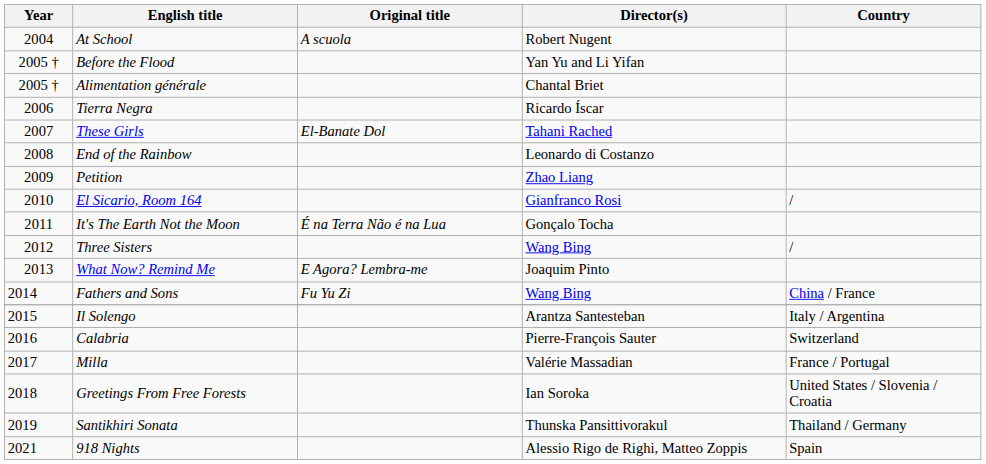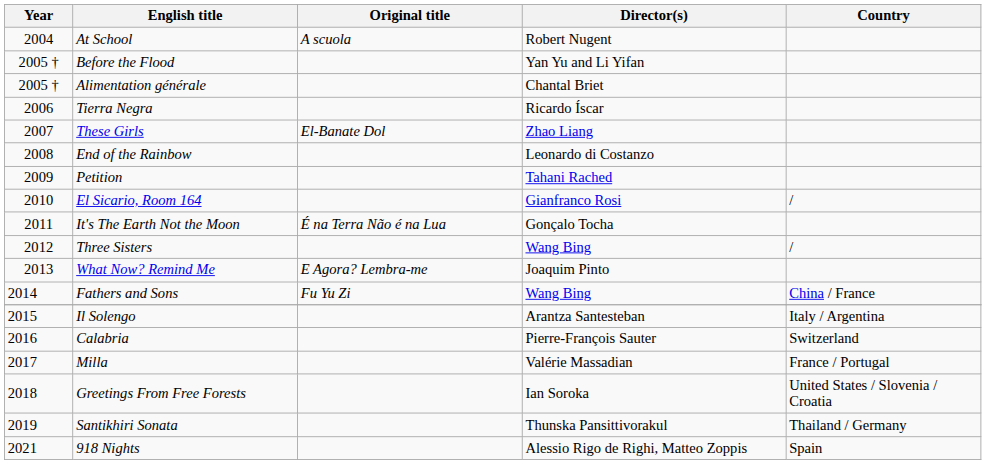(569, 131) Tahani Rached -> (559, 131) Zhao Liang
(559, 177) Zhao Liang -> (569, 177) Tahani Rached
